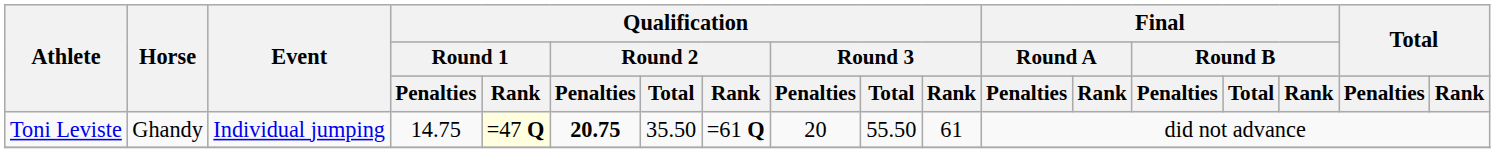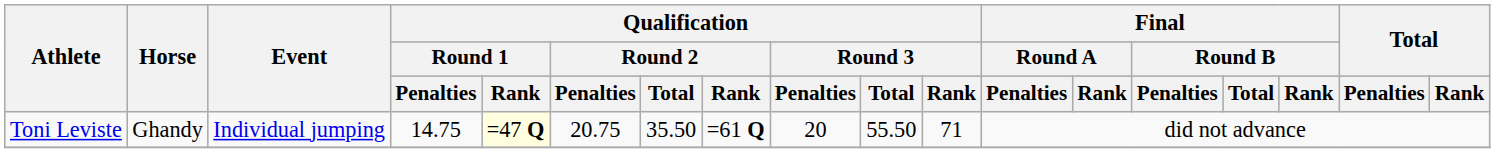(595, 129) bold -> (595, 129) normal
(951, 129) 61 -> (951, 129) 71
